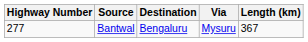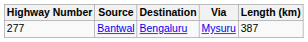(249, 29) 367 -> (249, 29) 387
